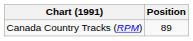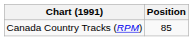(166, 28) 89 -> (166, 28) 85
